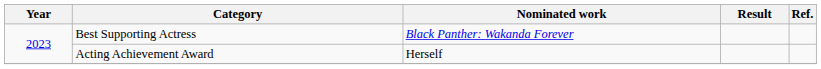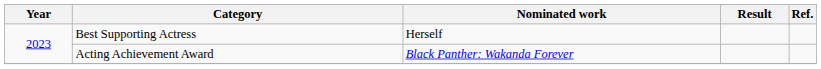(490, 34) Black Panther: Wakanda Forever -> (424, 34) Herself
(424, 53) Herself -> (490, 53) Black Panther: Wakanda Forever
